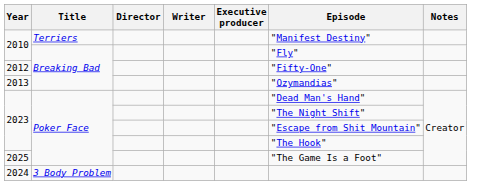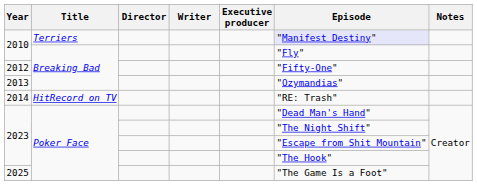(321, 38) no background -> (326, 38) lavender background
+ row: (18, 98)
- row: (18, 173)
